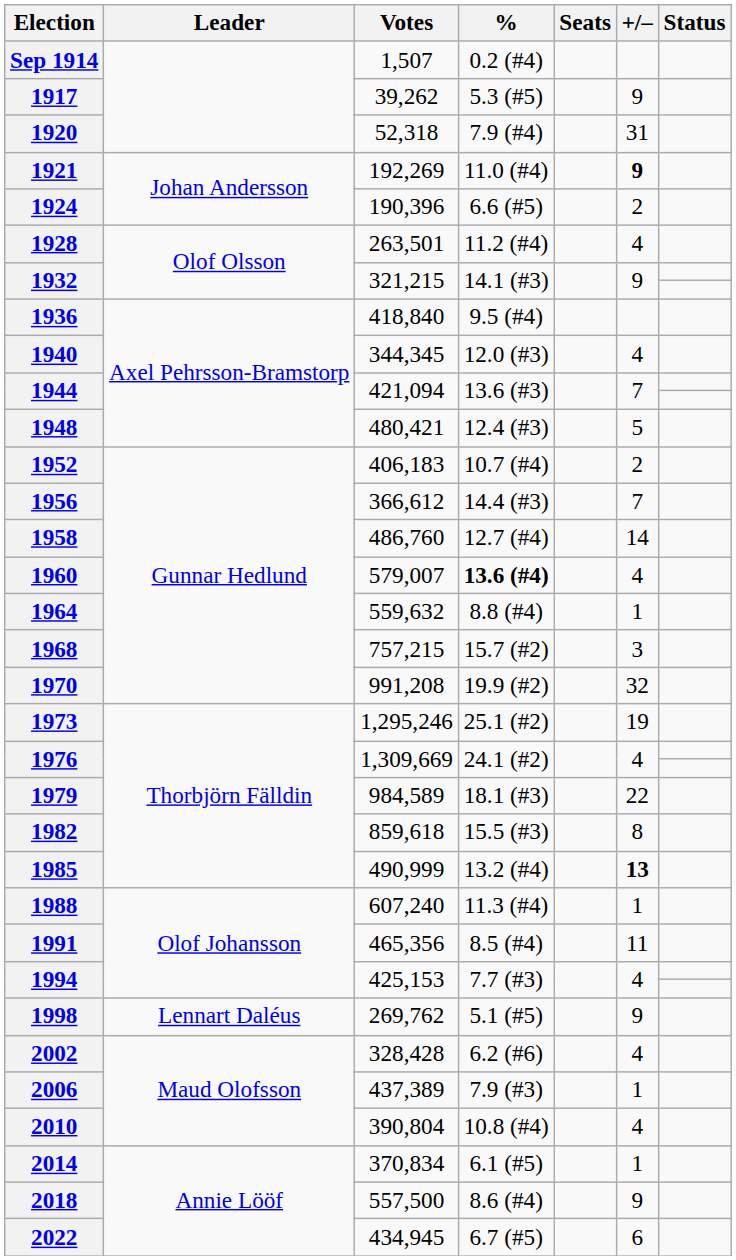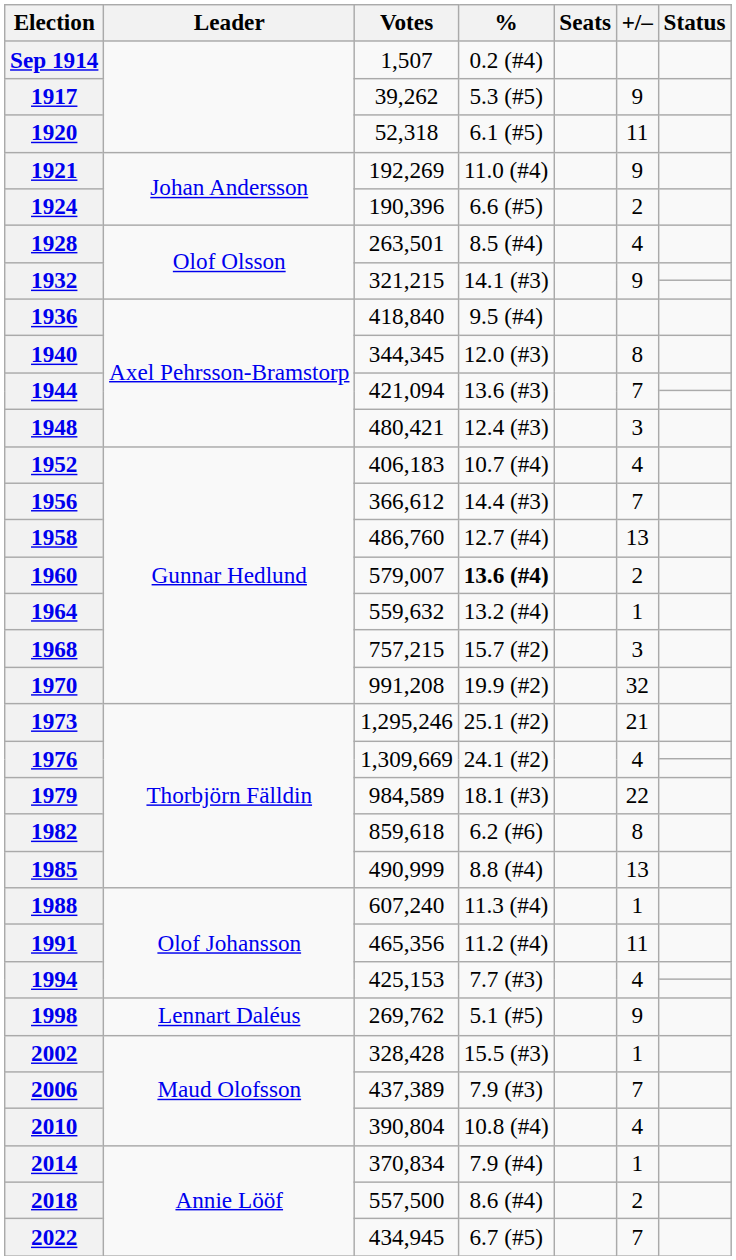(506, 133) 7.9 (#4) -> (506, 133) 6.1 (#5)
(637, 133) 31 -> (637, 133) 11
(637, 170) bold -> (637, 170) normal
(506, 243) 11.2 (#4) -> (506, 243) 8.5 (#4)
(637, 354) 4 -> (637, 354) 8
(637, 427) 5 -> (637, 427) 3
(637, 464) 2 -> (637, 464) 4
(637, 538) 14 -> (637, 538) 13
(637, 574) 4 -> (637, 574) 2
(506, 611) 8.8 (#4) -> (506, 611) 13.2 (#4)
(637, 721) 19 -> (637, 721) 21
(506, 832) 15.5 (#3) -> (506, 832) 6.2 (#6)
(506, 869) 13.2 (#4) -> (506, 869) 8.8 (#4)
(637, 869) bold -> (637, 869) normal
(506, 942) 8.5 (#4) -> (506, 942) 11.2 (#4)
(506, 1053) 6.2 (#6) -> (506, 1053) 15.5 (#3)
(637, 1053) 4 -> (637, 1053) 1
(637, 1089) 1 -> (637, 1089) 7
(506, 1163) 6.1 (#5) -> (506, 1163) 7.9 (#4)
(637, 1200) 9 -> (637, 1200) 2
(637, 1237) 6 -> (637, 1237) 7
